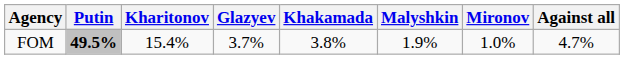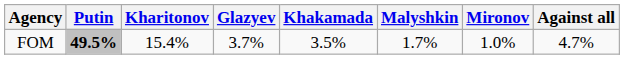(328, 42) 3.8% -> (328, 42) 3.5%
(420, 42) 1.9% -> (420, 42) 1.7%
